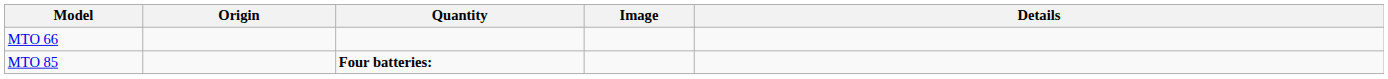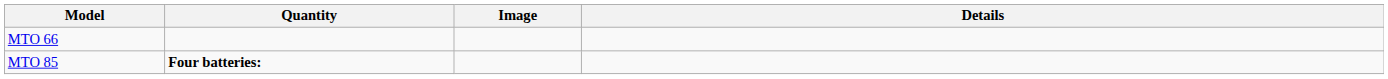- column: (239, 16)
